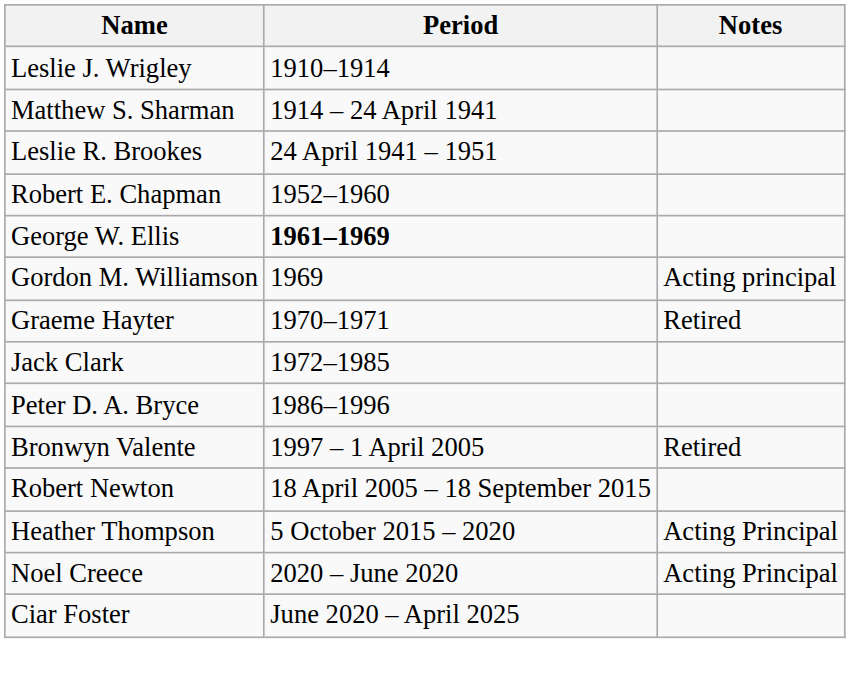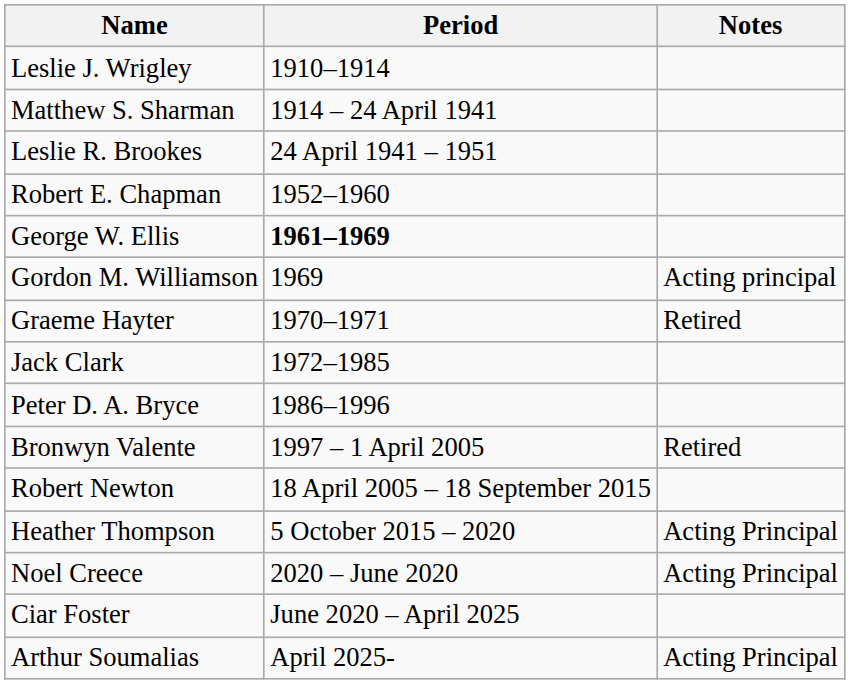+ row: (105, 657)
